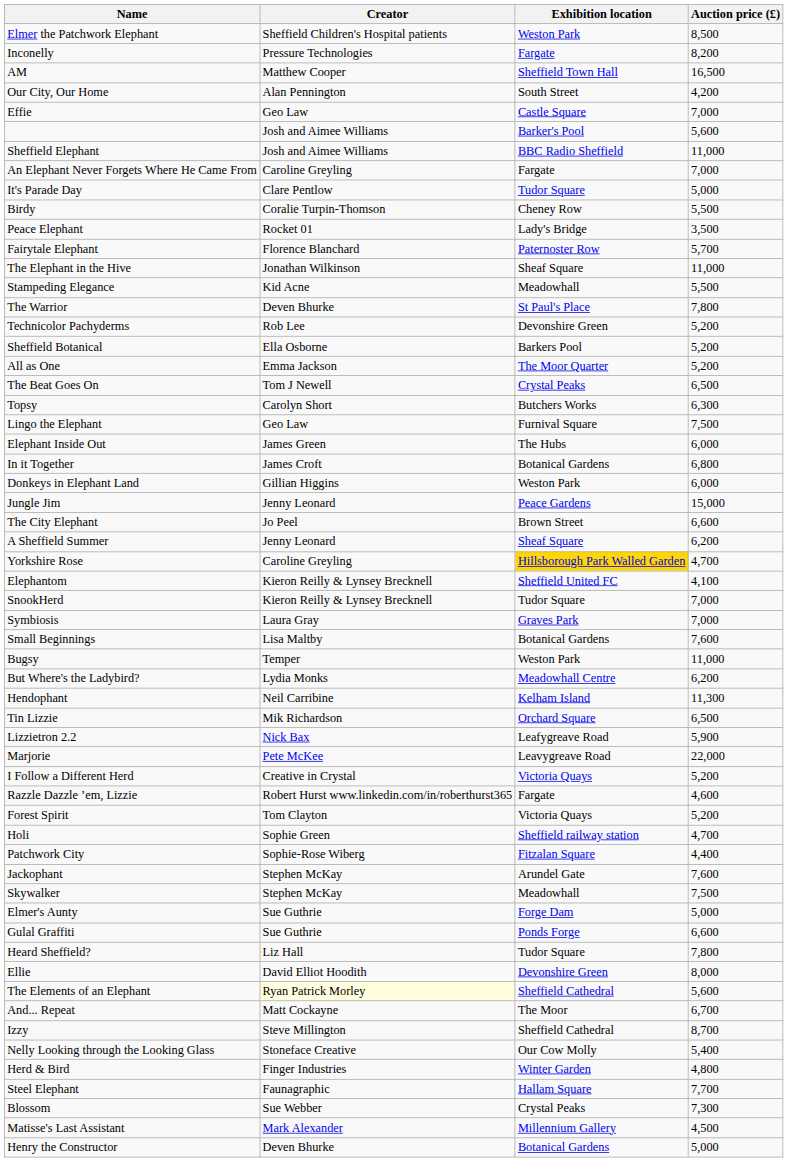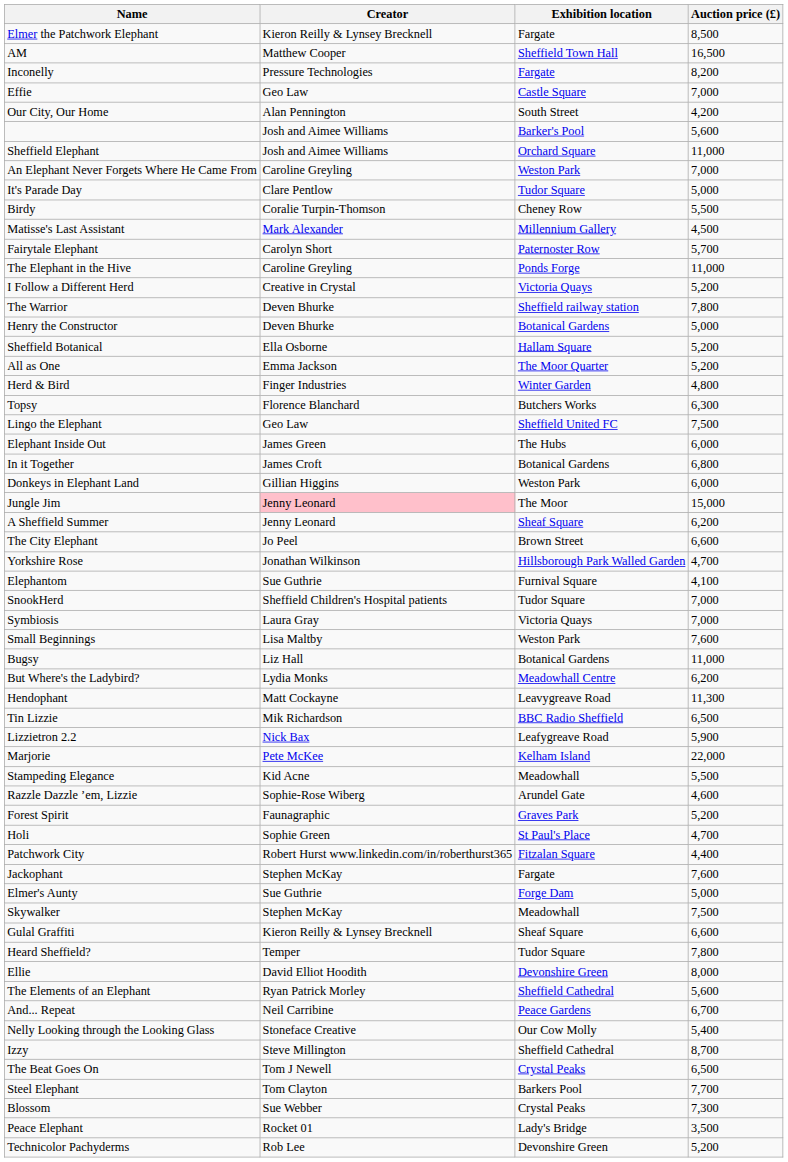(355, 33) Sheffield Children's Hospital patients -> (347, 33) Kieron Reilly & Lynsey Brecknell
(549, 33) Weston Park -> (536, 33) Fargate
rows swapped: (30, 53) <-> (17, 72)
rows swapped: (19, 111) <-> (58, 92)
(570, 151) BBC Radio Sheffield -> (557, 151) Orchard Square
(536, 170) Fargate -> (549, 170) Weston Park
rows swapped: (45, 229) <-> (66, 1127)
(311, 248) Florence Blanchard -> (297, 248) Carolyn Short
(311, 268) Jonathan Wilkinson -> (307, 268) Caroline Greyling
(551, 268) Sheaf Square -> (549, 268) Ponds Forge
rows swapped: (70, 776) <-> (61, 287)
(554, 307) St Paul's Place -> (578, 307) Sheffield railway station
rows swapped: (62, 1147) <-> (68, 326)
(550, 346) Barkers Pool -> (555, 346) Hallam Square
rows swapped: (38, 1069) <-> (53, 385)
(297, 405) Carolyn Short -> (311, 405) Florence Blanchard
(557, 424) Furnival Square -> (568, 424) Sheffield United FC
(299, 502) no background -> (299, 502) pink background
(554, 502) Peace Gardens -> (543, 502) The Moor
rows swapped: (58, 541) <-> (52, 522)
(307, 561) Caroline Greyling -> (311, 561) Jonathan Wilkinson
(602, 561) gold background -> (602, 561) no background
(347, 580) Kieron Reilly & Lynsey Brecknell -> (292, 580) Sue Guthrie
(568, 580) Sheffield United FC -> (557, 580) Furnival Square
(347, 600) Kieron Reilly & Lynsey Brecknell -> (355, 600) Sheffield Children's Hospital patients
(548, 619) Graves Park -> (555, 619) Victoria Quays
(564, 639) Botanical Gardens -> (549, 639) Weston Park
(281, 659) Temper -> (283, 659) Liz Hall
(549, 659) Weston Park -> (564, 659) Botanical Gardens
(298, 698) Neil Carribine -> (300, 698) Matt Cockayne
(554, 698) Kelham Island -> (564, 698) Leavygreave Road
(557, 717) Orchard Square -> (570, 717) BBC Radio Sheffield
(564, 756) Leavygreave Road -> (554, 756) Kelham Island
(387, 795) Robert Hurst www.linkedin.com/in/roberthurst365 -> (314, 795) Sophie-Rose Wiberg
(536, 795) Fargate -> (551, 795) Arundel Gate
(295, 815) Tom Clayton -> (296, 815) Faunagraphic
(555, 815) Victoria Quays -> (548, 815) Graves Park
(578, 834) Sheffield railway station -> (554, 834) St Paul's Place
(314, 854) Sophie-Rose Wiberg -> (387, 854) Robert Hurst www.linkedin.com/in/roberthurst365
(551, 873) Arundel Gate -> (536, 873) Fargate
rows swapped: (34, 893) <-> (42, 913)
(292, 932) Sue Guthrie -> (347, 932) Kieron Reilly & Lynsey Brecknell
(549, 932) Ponds Forge -> (551, 932) Sheaf Square
(283, 952) Liz Hall -> (281, 952) Temper
(314, 991) lightyellow background -> (314, 991) no background
(300, 1010) Matt Cockayne -> (298, 1010) Neil Carribine
(543, 1010) The Moor -> (554, 1010) Peace Gardens
rows swapped: (18, 1030) <-> (111, 1049)
(296, 1088) Faunagraphic -> (295, 1088) Tom Clayton
(555, 1088) Hallam Square -> (550, 1088) Barkers Pool
